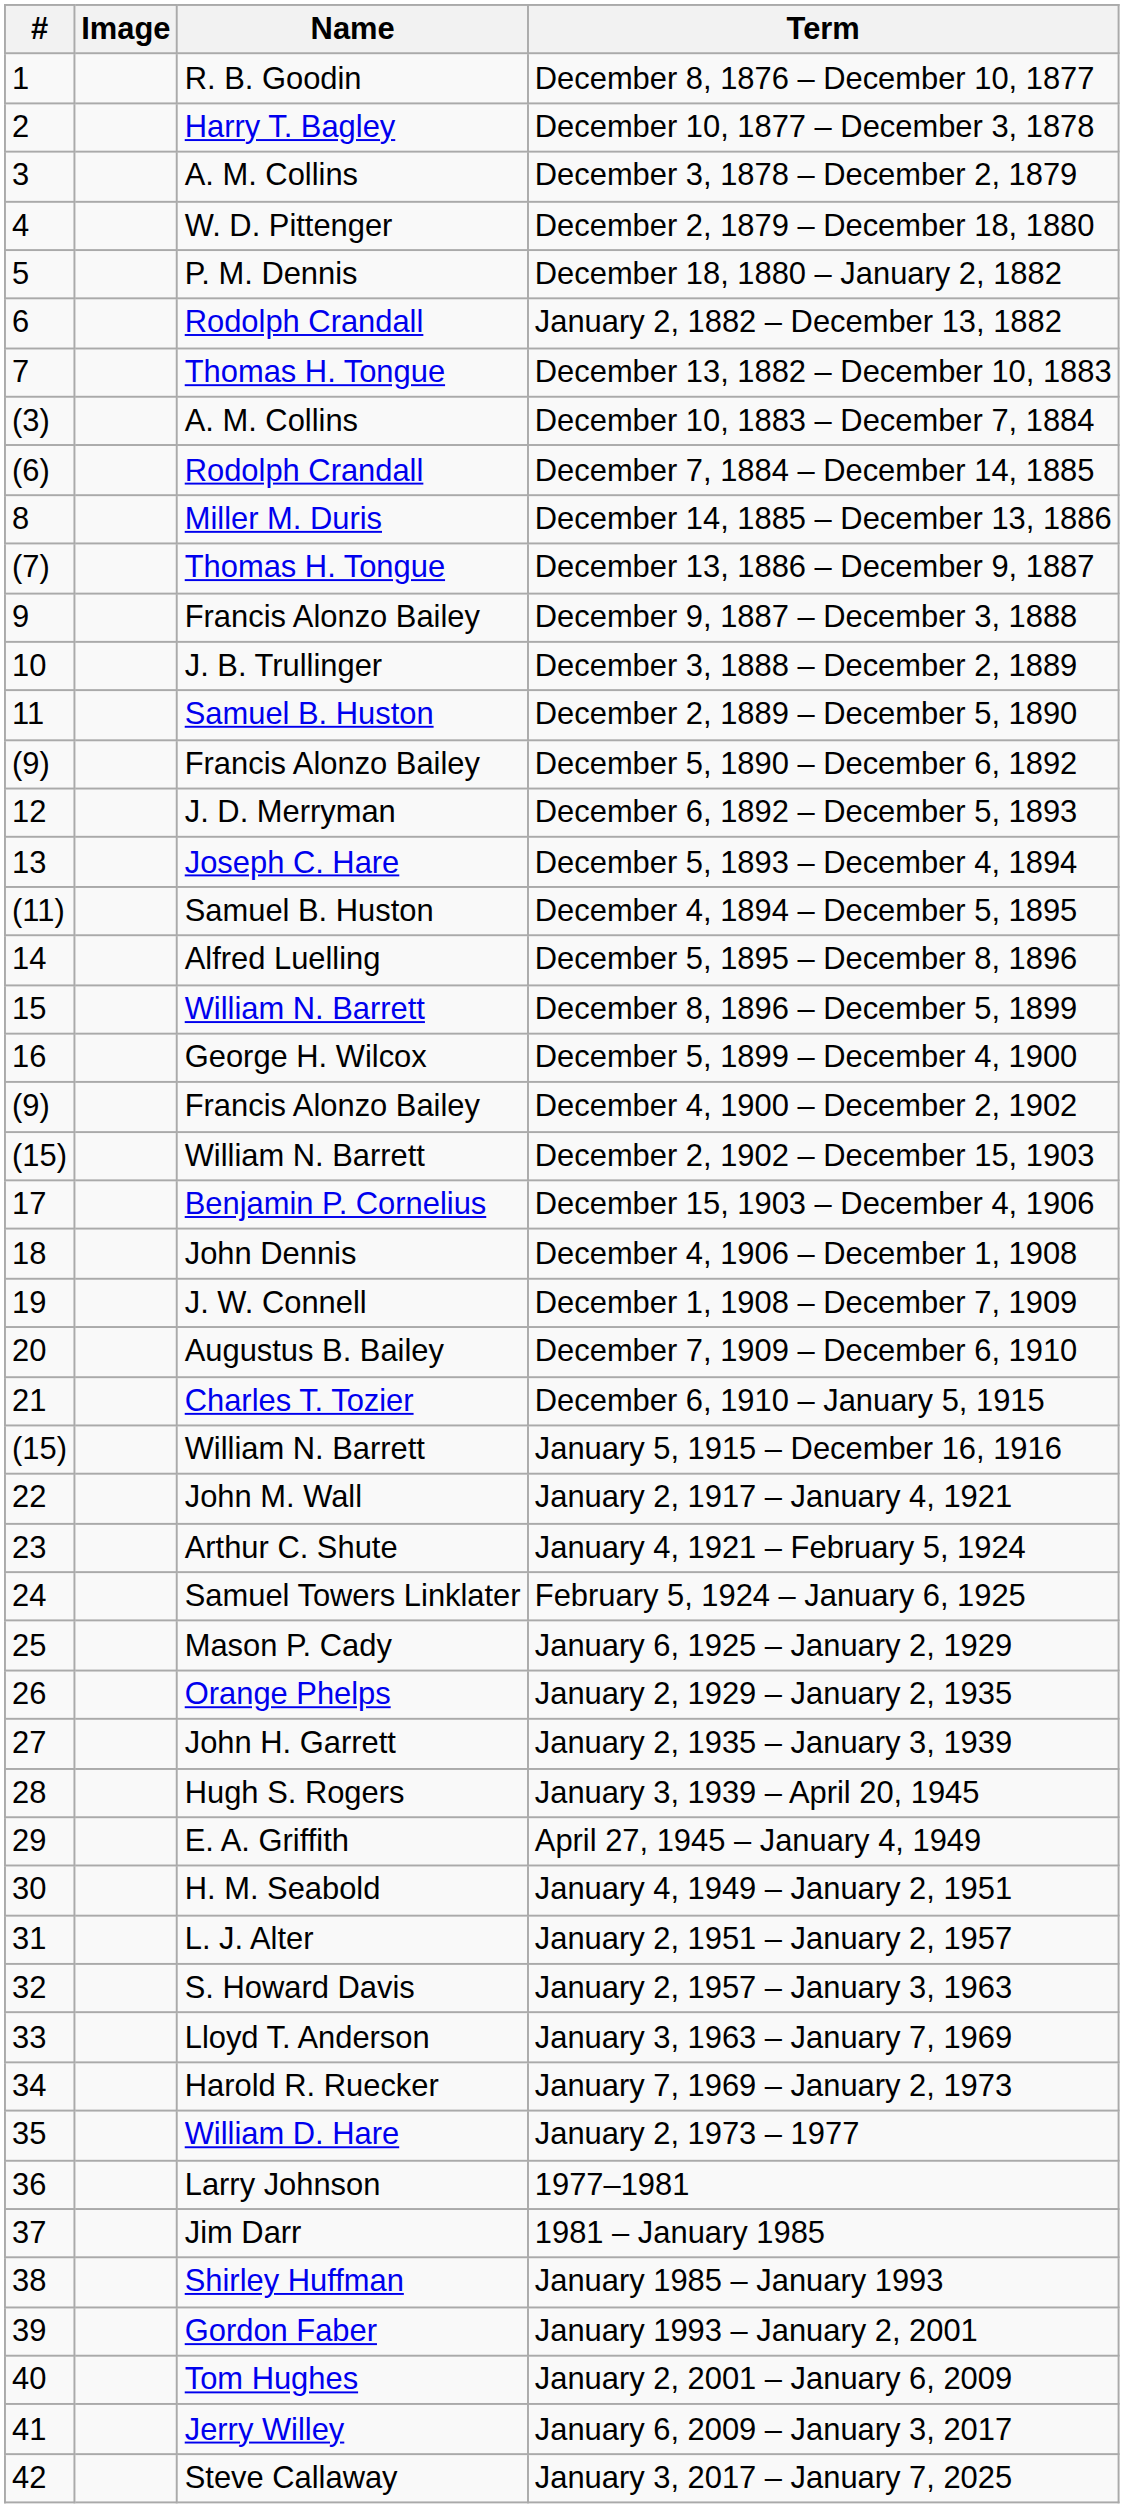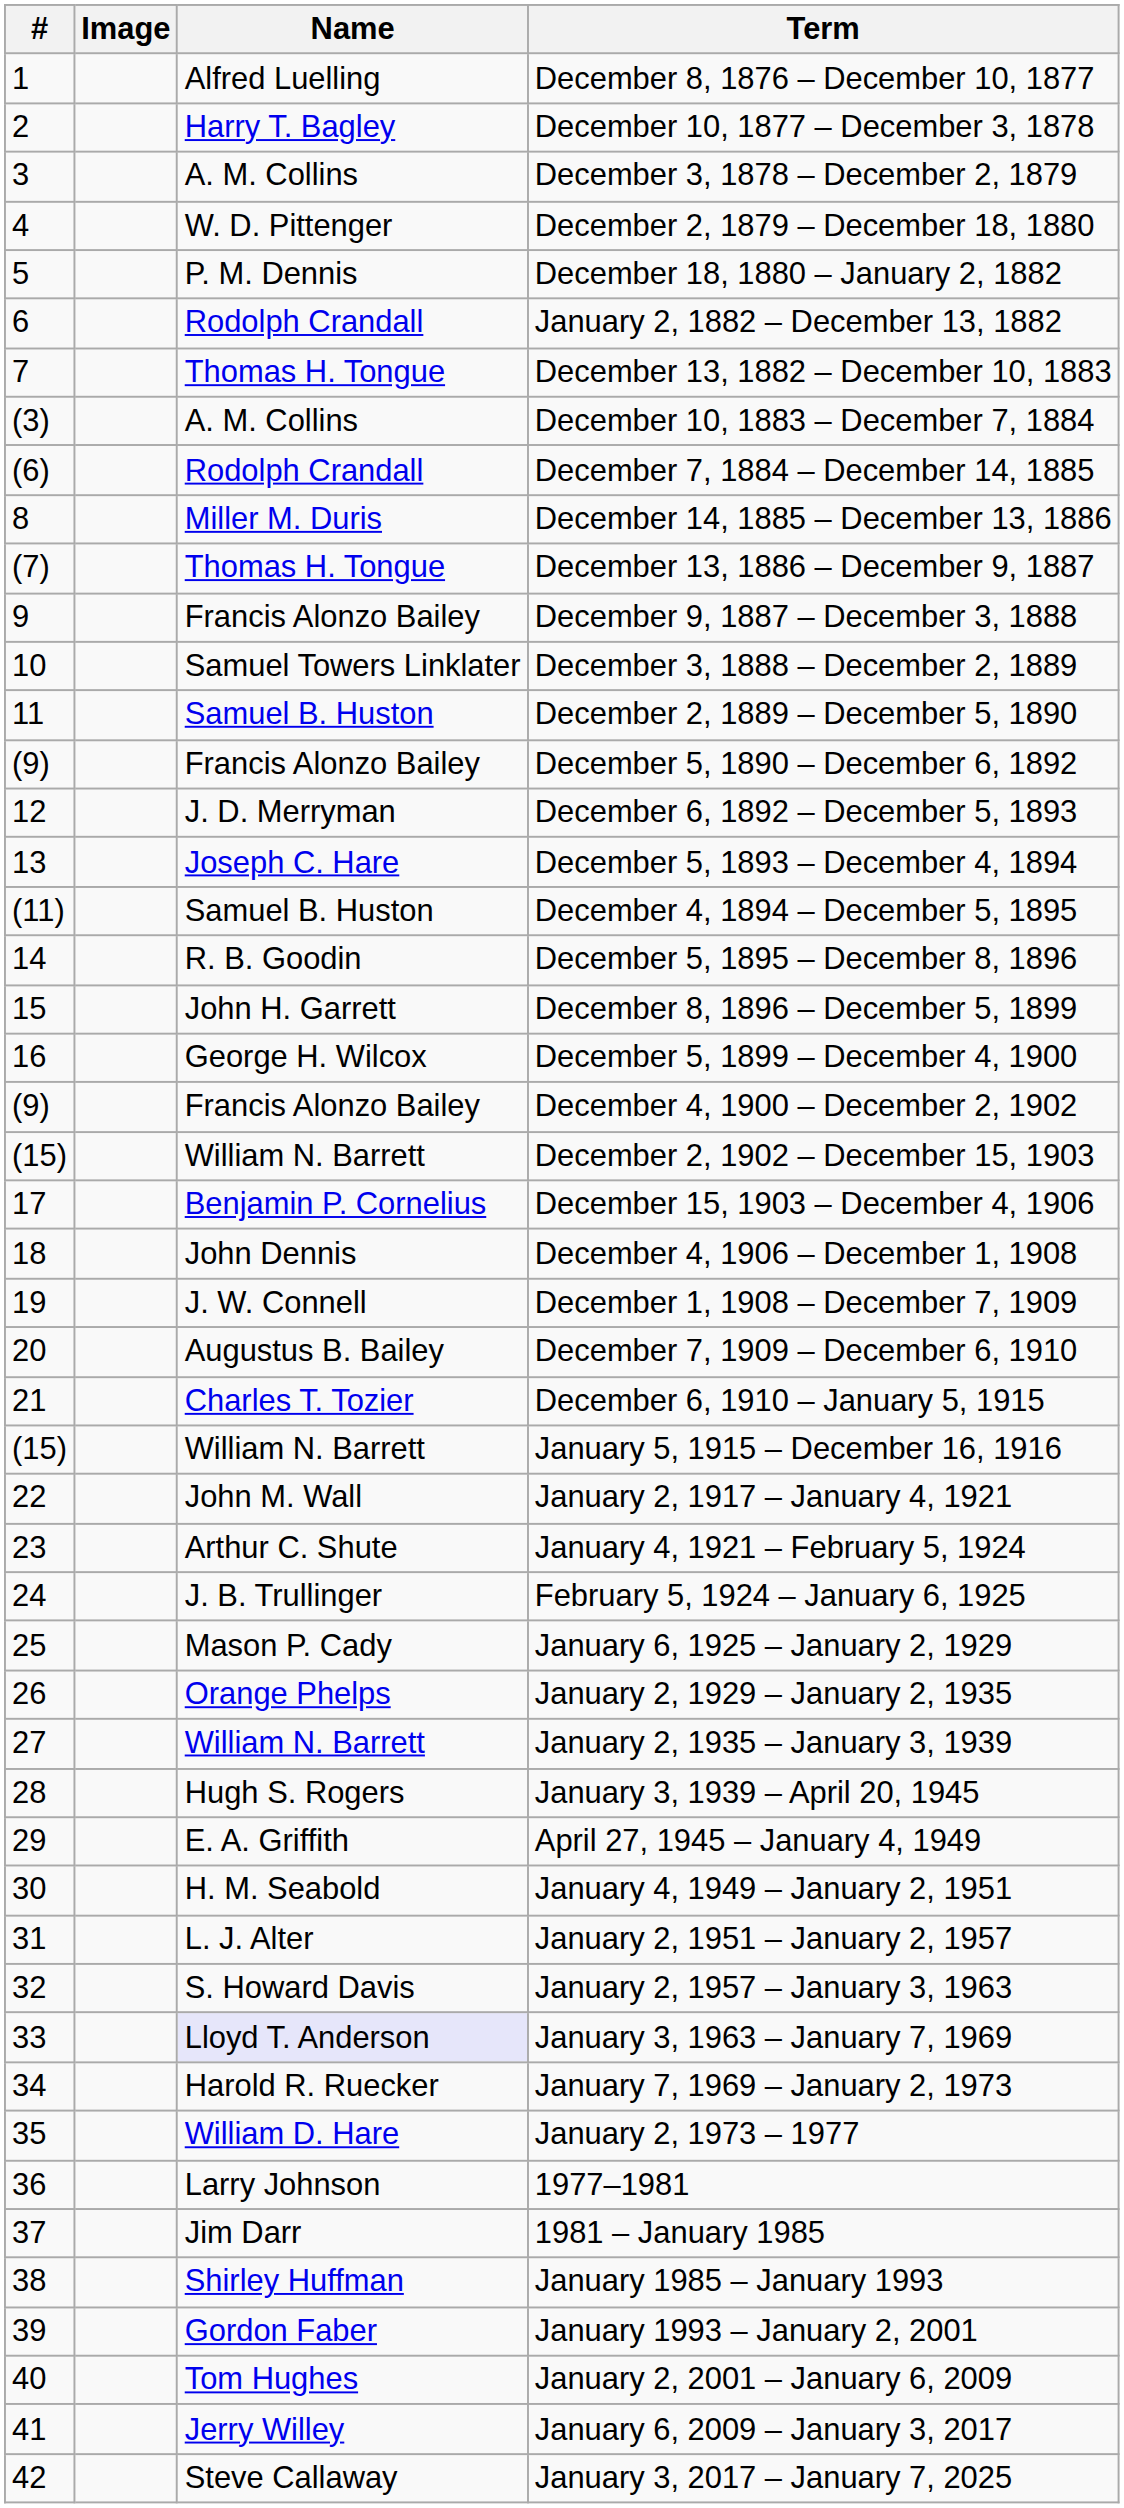(273, 77) R. B. Goodin -> (283, 77) Alfred Luelling
(283, 665) J. B. Trullinger -> (353, 665) Samuel Towers Linklater
(283, 959) Alfred Luelling -> (273, 959) R. B. Goodin
(305, 1008) William N. Barrett -> (290, 1008) John H. Garrett
(353, 1596) Samuel Towers Linklater -> (283, 1596) J. B. Trullinger
(290, 1743) John H. Garrett -> (305, 1743) William N. Barrett
(307, 2036) no background -> (307, 2036) lavender background
